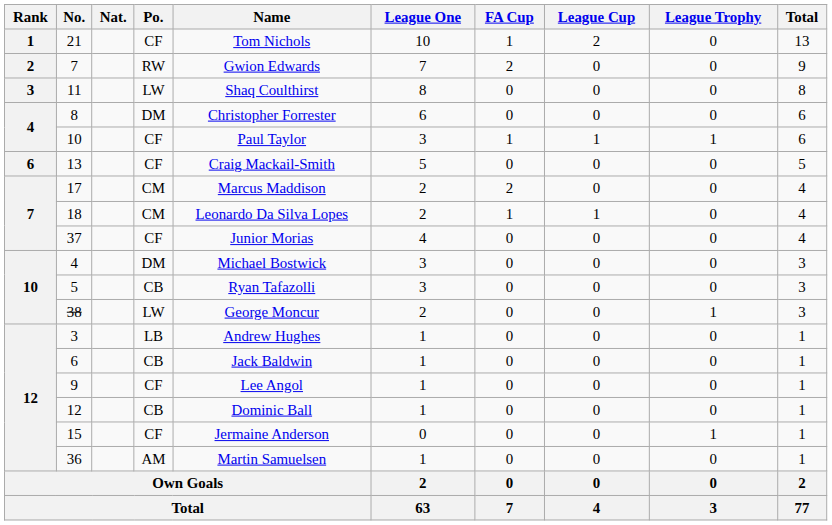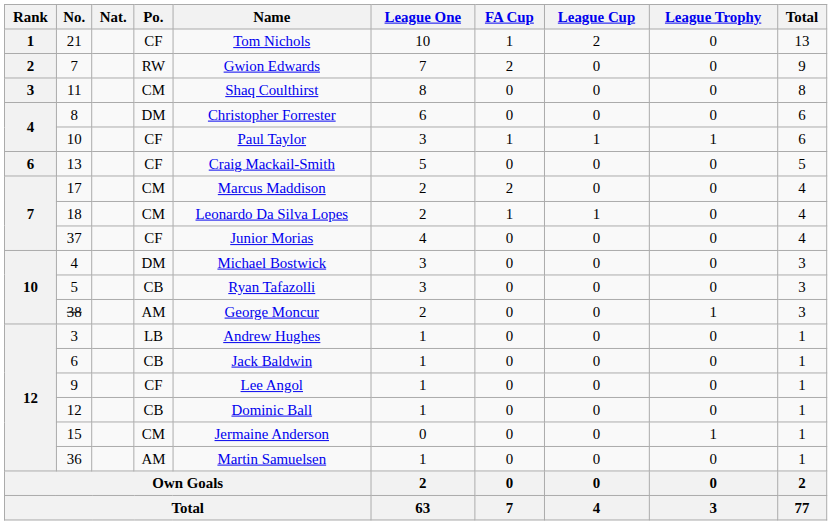(153, 90) LW -> (153, 90) CM
(153, 311) LW -> (153, 311) AM
(153, 434) CF -> (153, 434) CM
